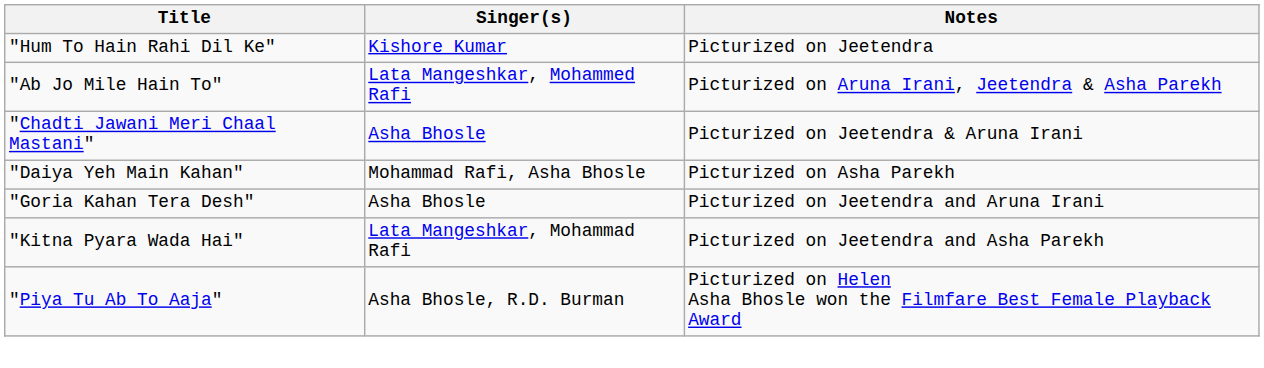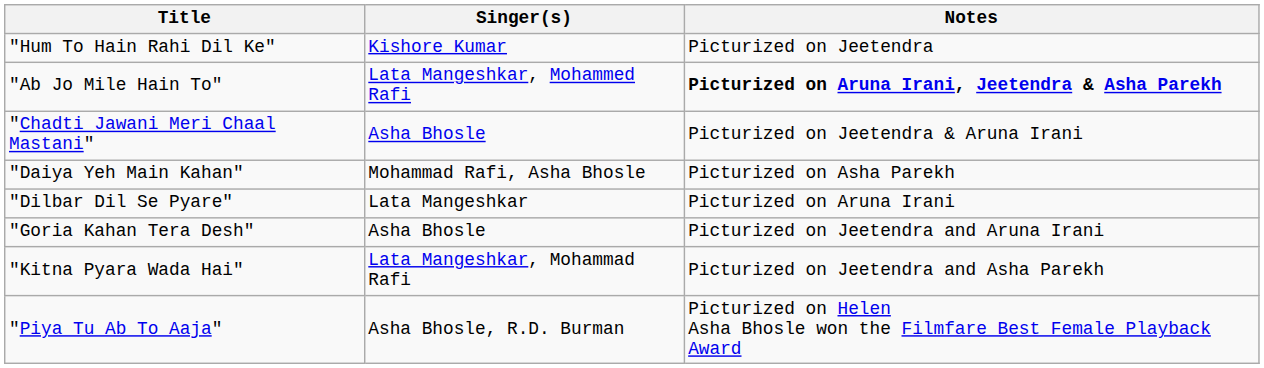(955, 87) normal -> (955, 87) bold
+ row: (121, 203)
